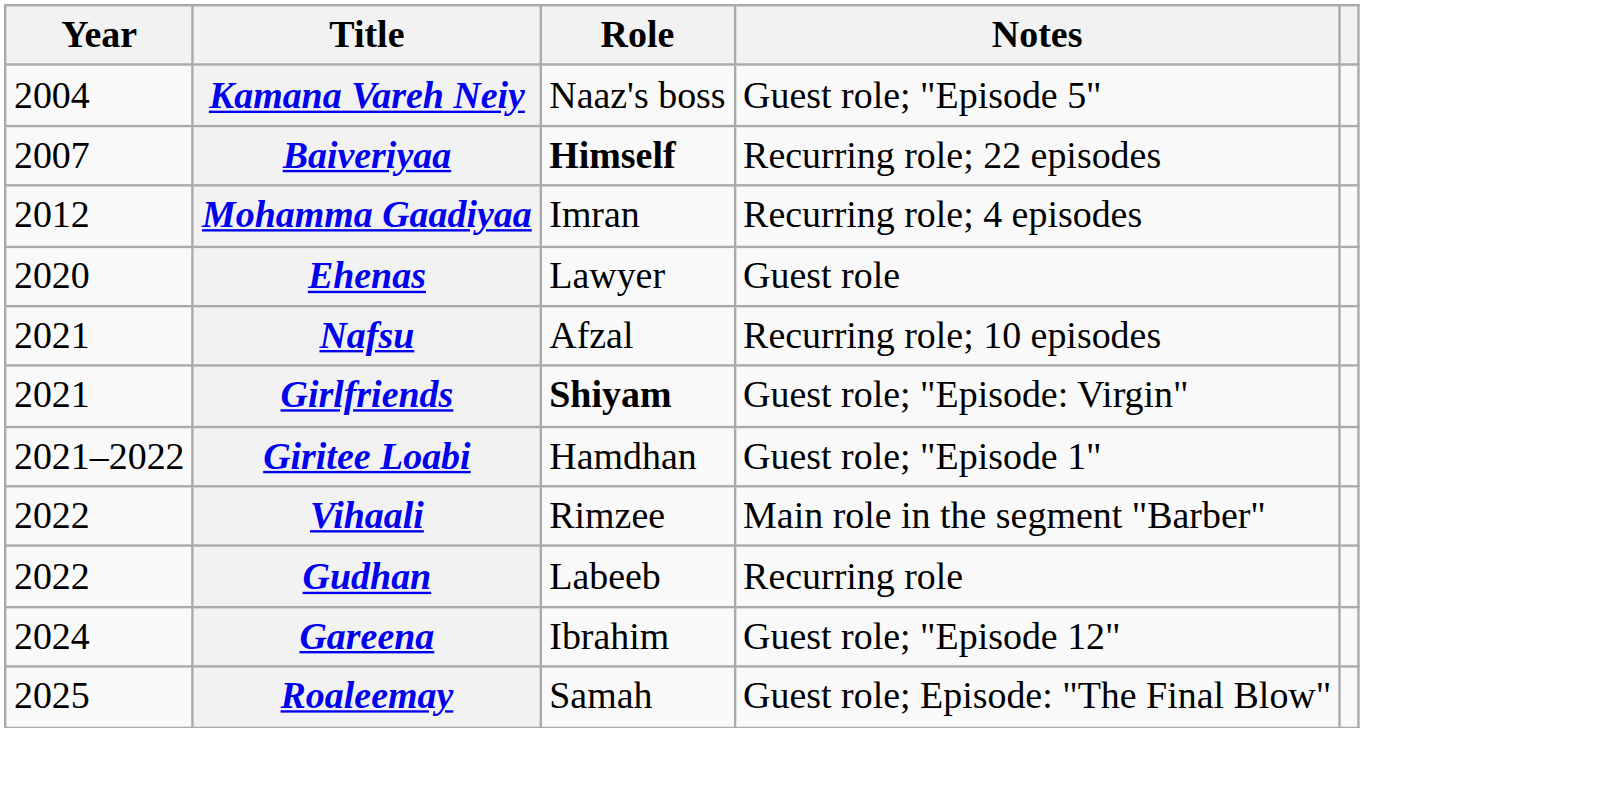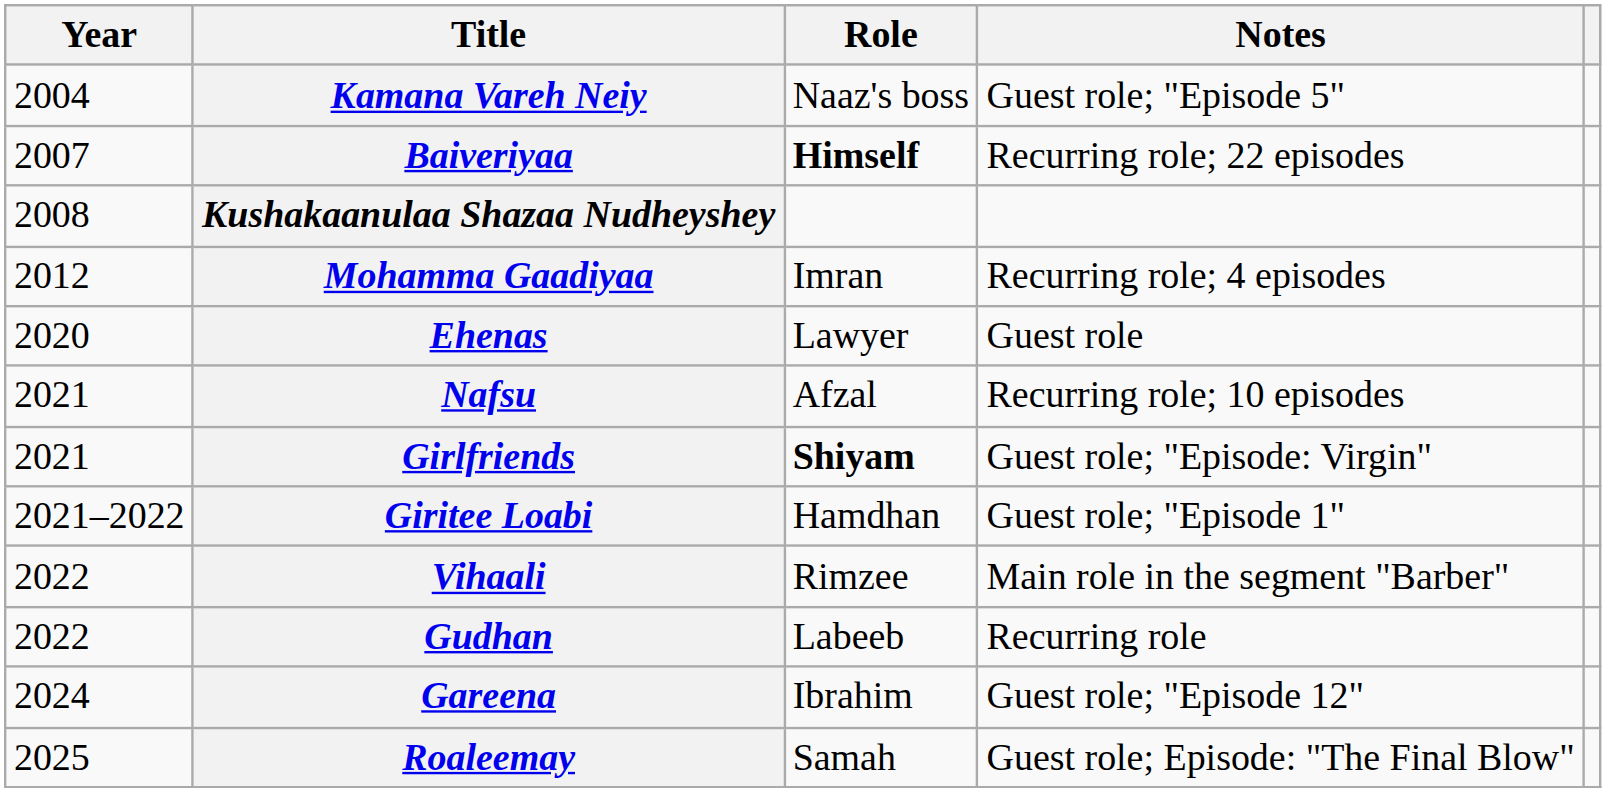+ row: (489, 214)
